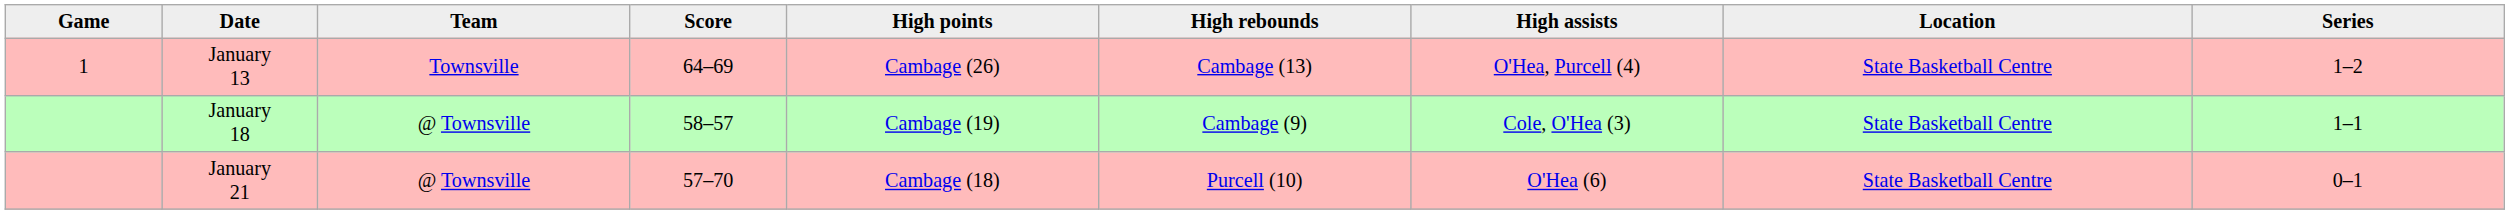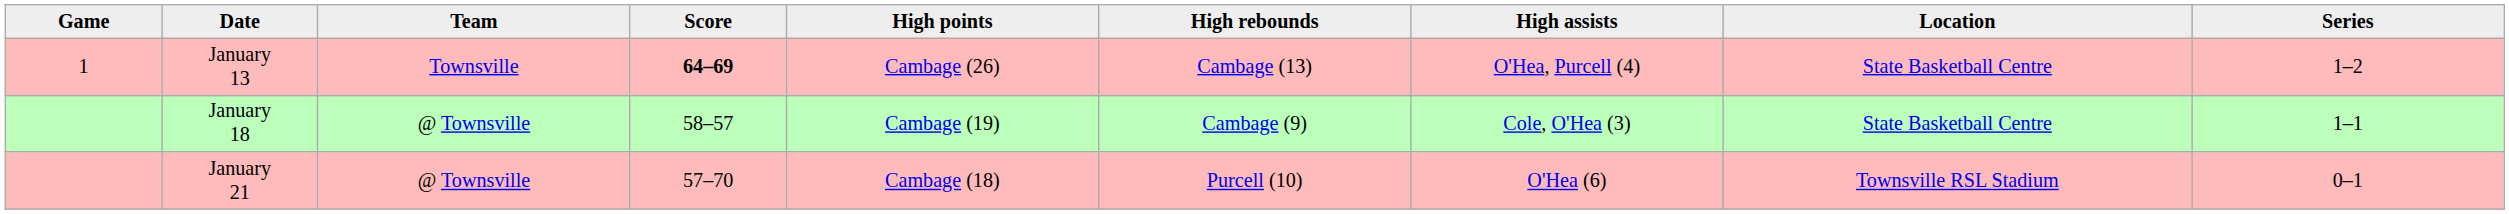(708, 66) normal -> (708, 66) bold
(1957, 180) State Basketball Centre -> (1957, 180) Townsville RSL Stadium
